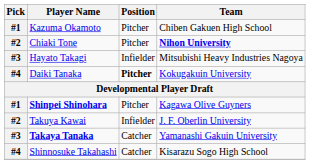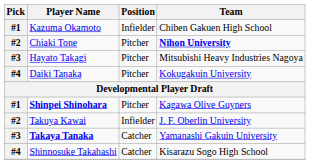(135, 27) Pitcher -> (138, 27) Infielder
(138, 58) Infielder -> (135, 58) Pitcher
(136, 74) bold -> (135, 74) normal
